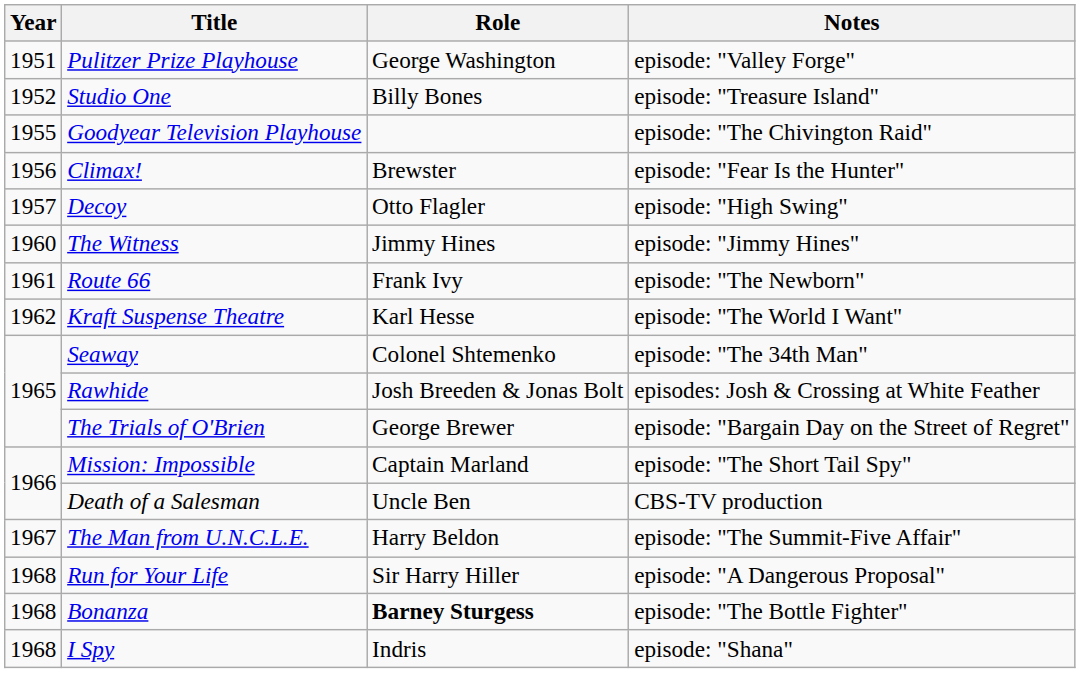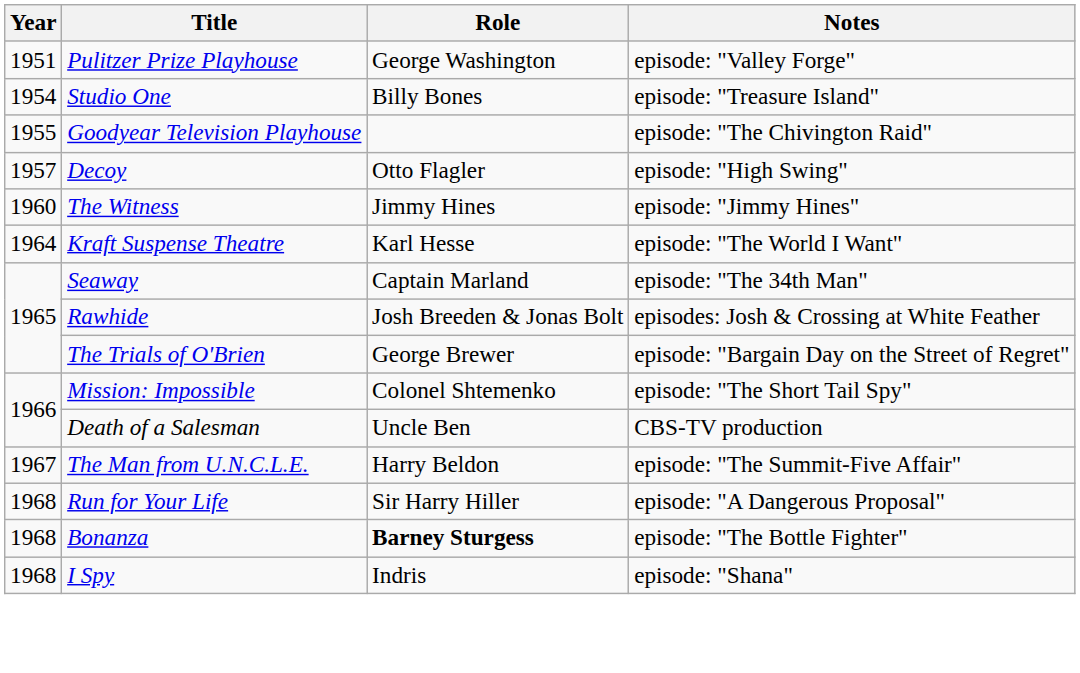(33, 96) 1952 -> (33, 96) 1954
- row: (105, 170)
- row: (109, 280)
(33, 317) 1962 -> (33, 243) 1964
(464, 354) Colonel Shtemenko -> (450, 280) Captain Marland
(450, 464) Captain Marland -> (464, 390) Colonel Shtemenko
